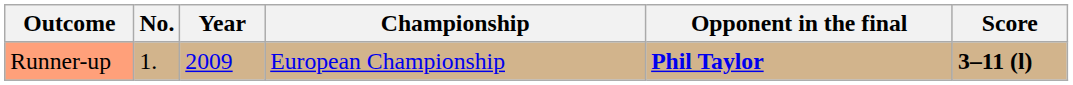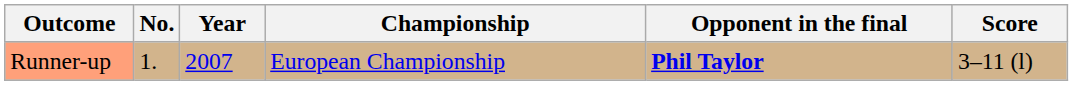(209, 60) 2009 -> (209, 60) 2007
(995, 60) bold -> (995, 60) normal
